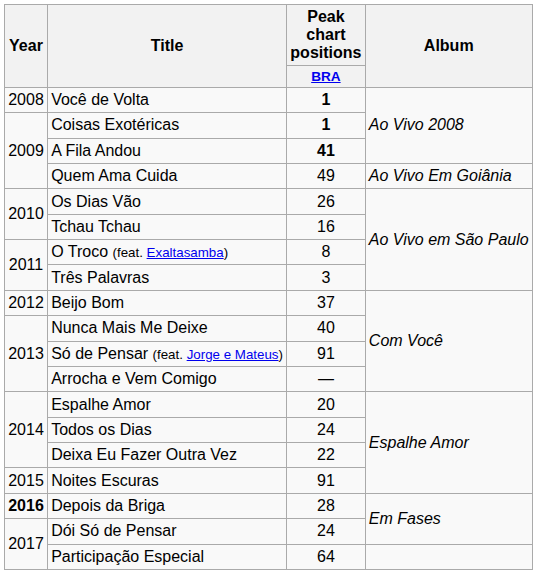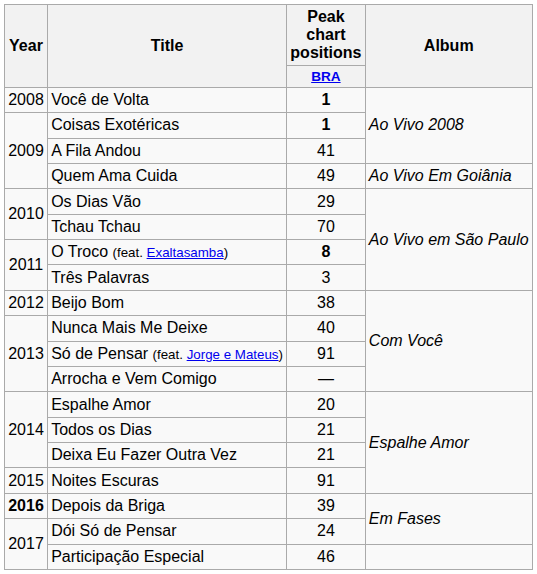(326, 150) bold -> (326, 150) normal
(326, 201) 26 -> (326, 201) 29
(326, 226) 16 -> (326, 226) 70
(326, 252) normal -> (326, 252) bold
(326, 302) 37 -> (326, 302) 38
(326, 429) 24 -> (326, 429) 21
(326, 455) 22 -> (326, 455) 21
(326, 506) 28 -> (326, 506) 39
(326, 556) 64 -> (326, 556) 46
